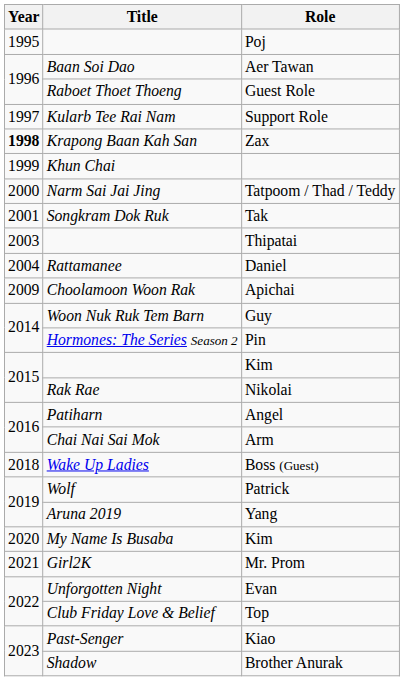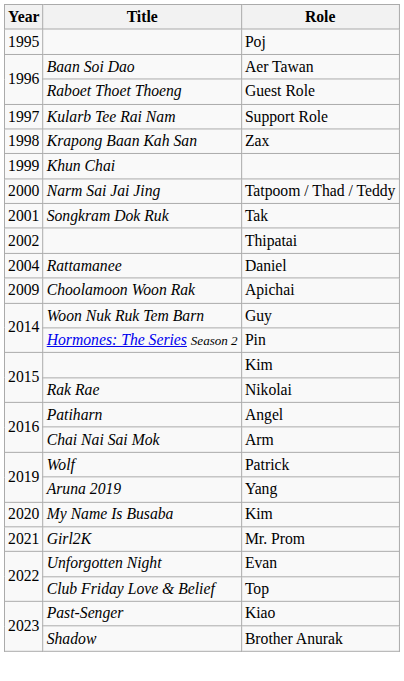(24, 141) bold -> (24, 141) normal
(24, 240) 2003 -> (24, 240) 2002
- row: (98, 464)
